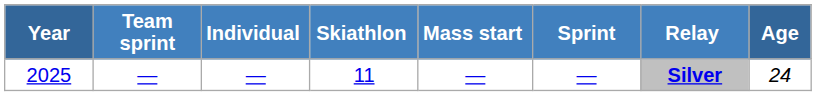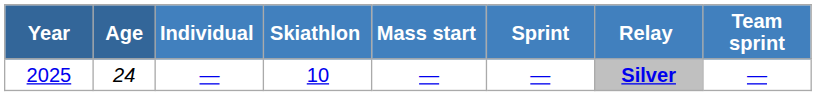columns swapped: (780, 32) <-> (147, 32)
(364, 75) 11 -> (318, 75) 10
